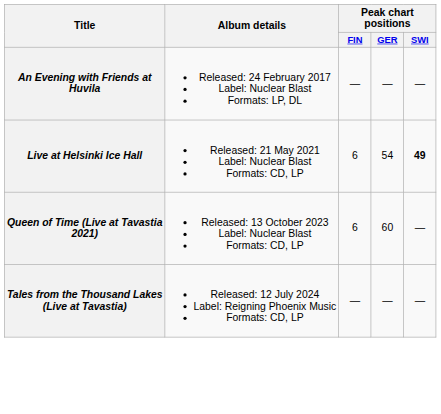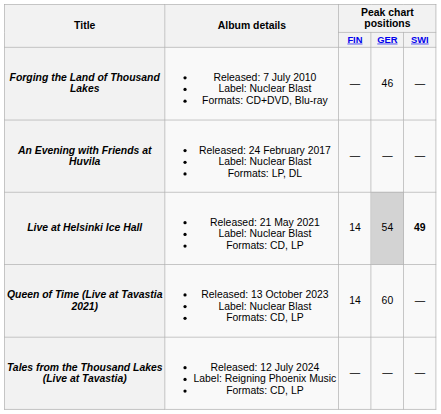+ row: (85, 83)
(355, 156) 6 -> (355, 228) 14
(387, 156) no background -> (387, 228) lightgrey background
(355, 228) 6 -> (355, 300) 14
